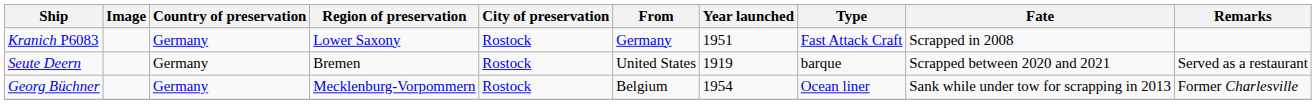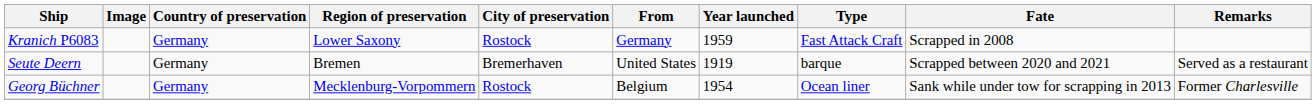(718, 39) 1951 -> (718, 39) 1959
(507, 63) Rostock -> (522, 63) Bremerhaven
